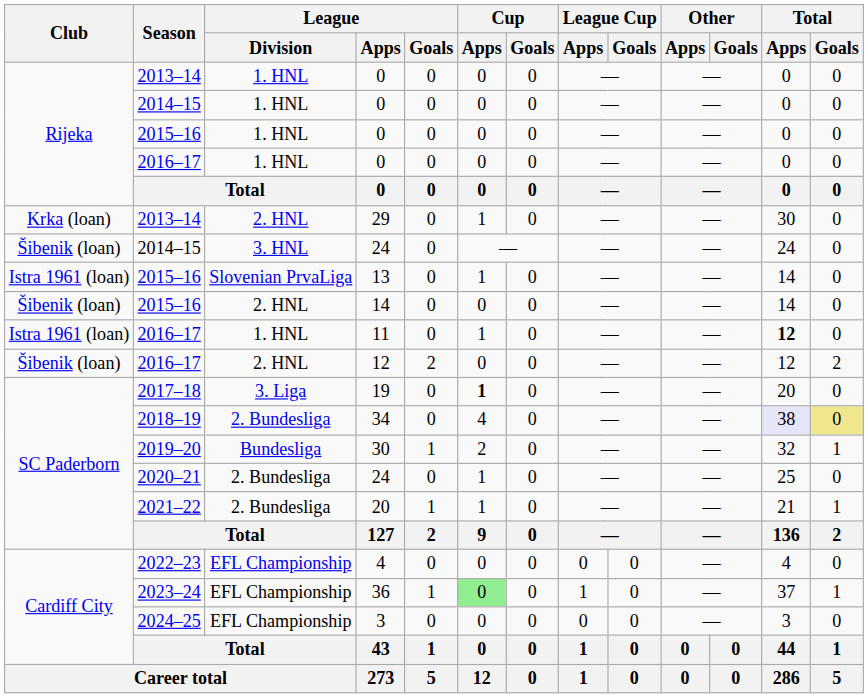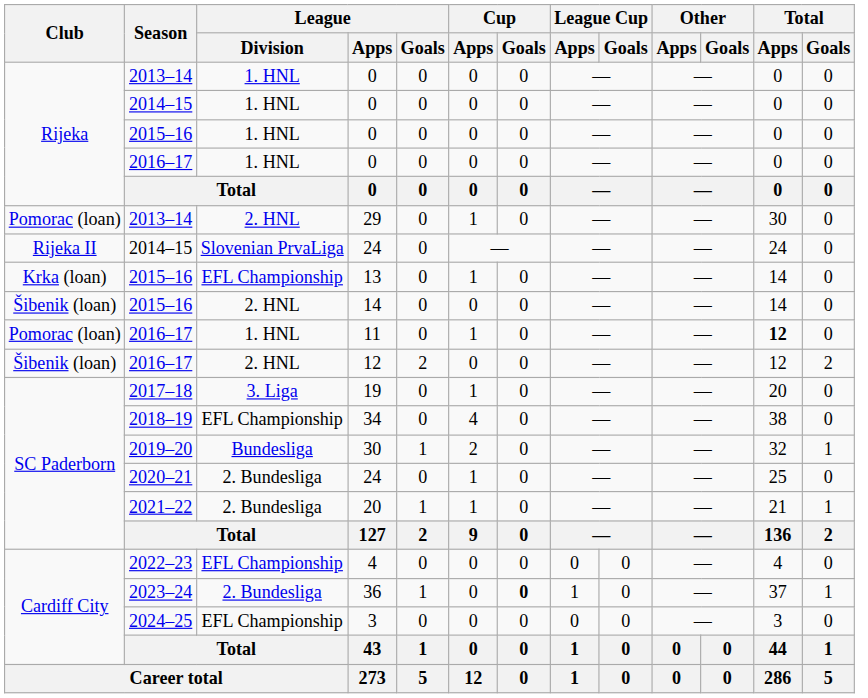(69, 219) Krka (loan) -> (65, 219) Pomorac (loan)
(69, 248) Šibenik (loan) -> (65, 248) Rijeka II
(281, 248) 3. HNL -> (272, 248) Slovenian PrvaLiga
(69, 276) Istra 1961 (loan) -> (65, 276) Krka (loan)
(281, 276) Slovenian PrvaLiga -> (272, 276) EFL Championship
(69, 334) Istra 1961 (loan) -> (65, 334) Pomorac (loan)
(482, 391) bold -> (473, 391) normal
(281, 420) 2. Bundesliga -> (272, 420) EFL Championship
(786, 420) lavender background -> (778, 420) no background
(837, 420) khaki background -> (828, 420) no background
(281, 592) EFL Championship -> (272, 592) 2. Bundesliga
(482, 592) lightgreen background -> (473, 592) no background
(532, 592) normal -> (524, 592) bold
